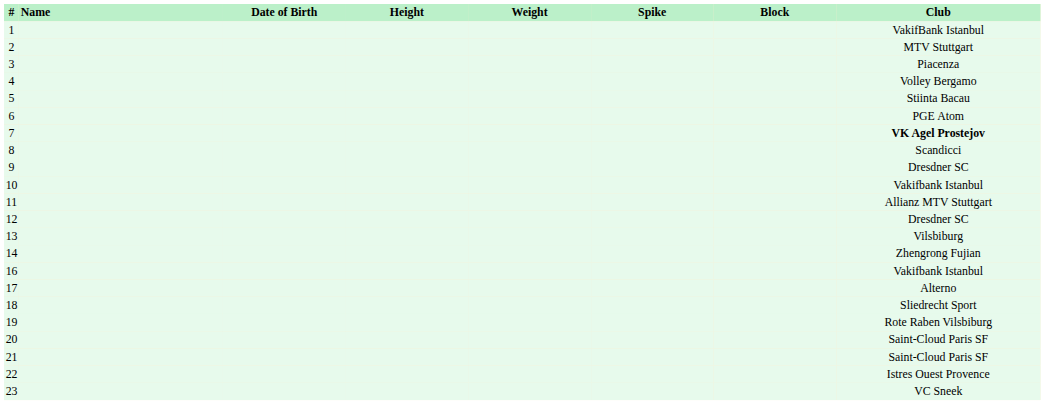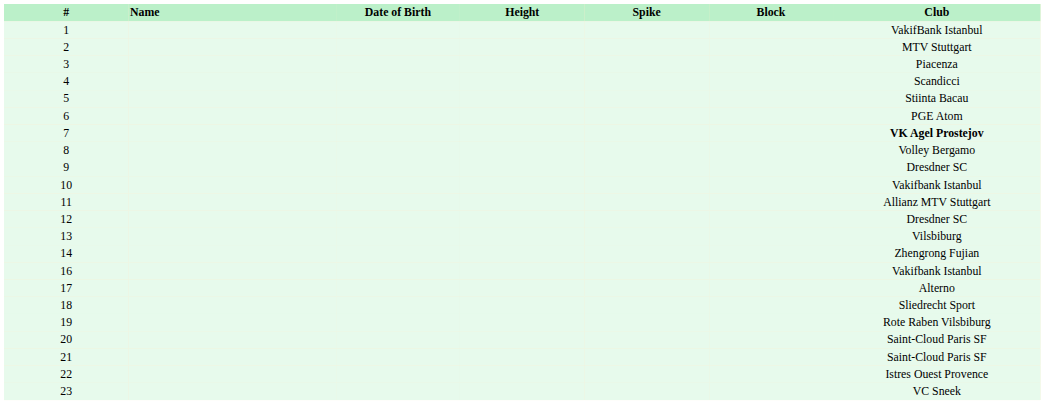- column: (530, 12)
(938, 81) Volley Bergamo -> (937, 81) Scandicci
(938, 150) Scandicci -> (937, 150) Volley Bergamo
